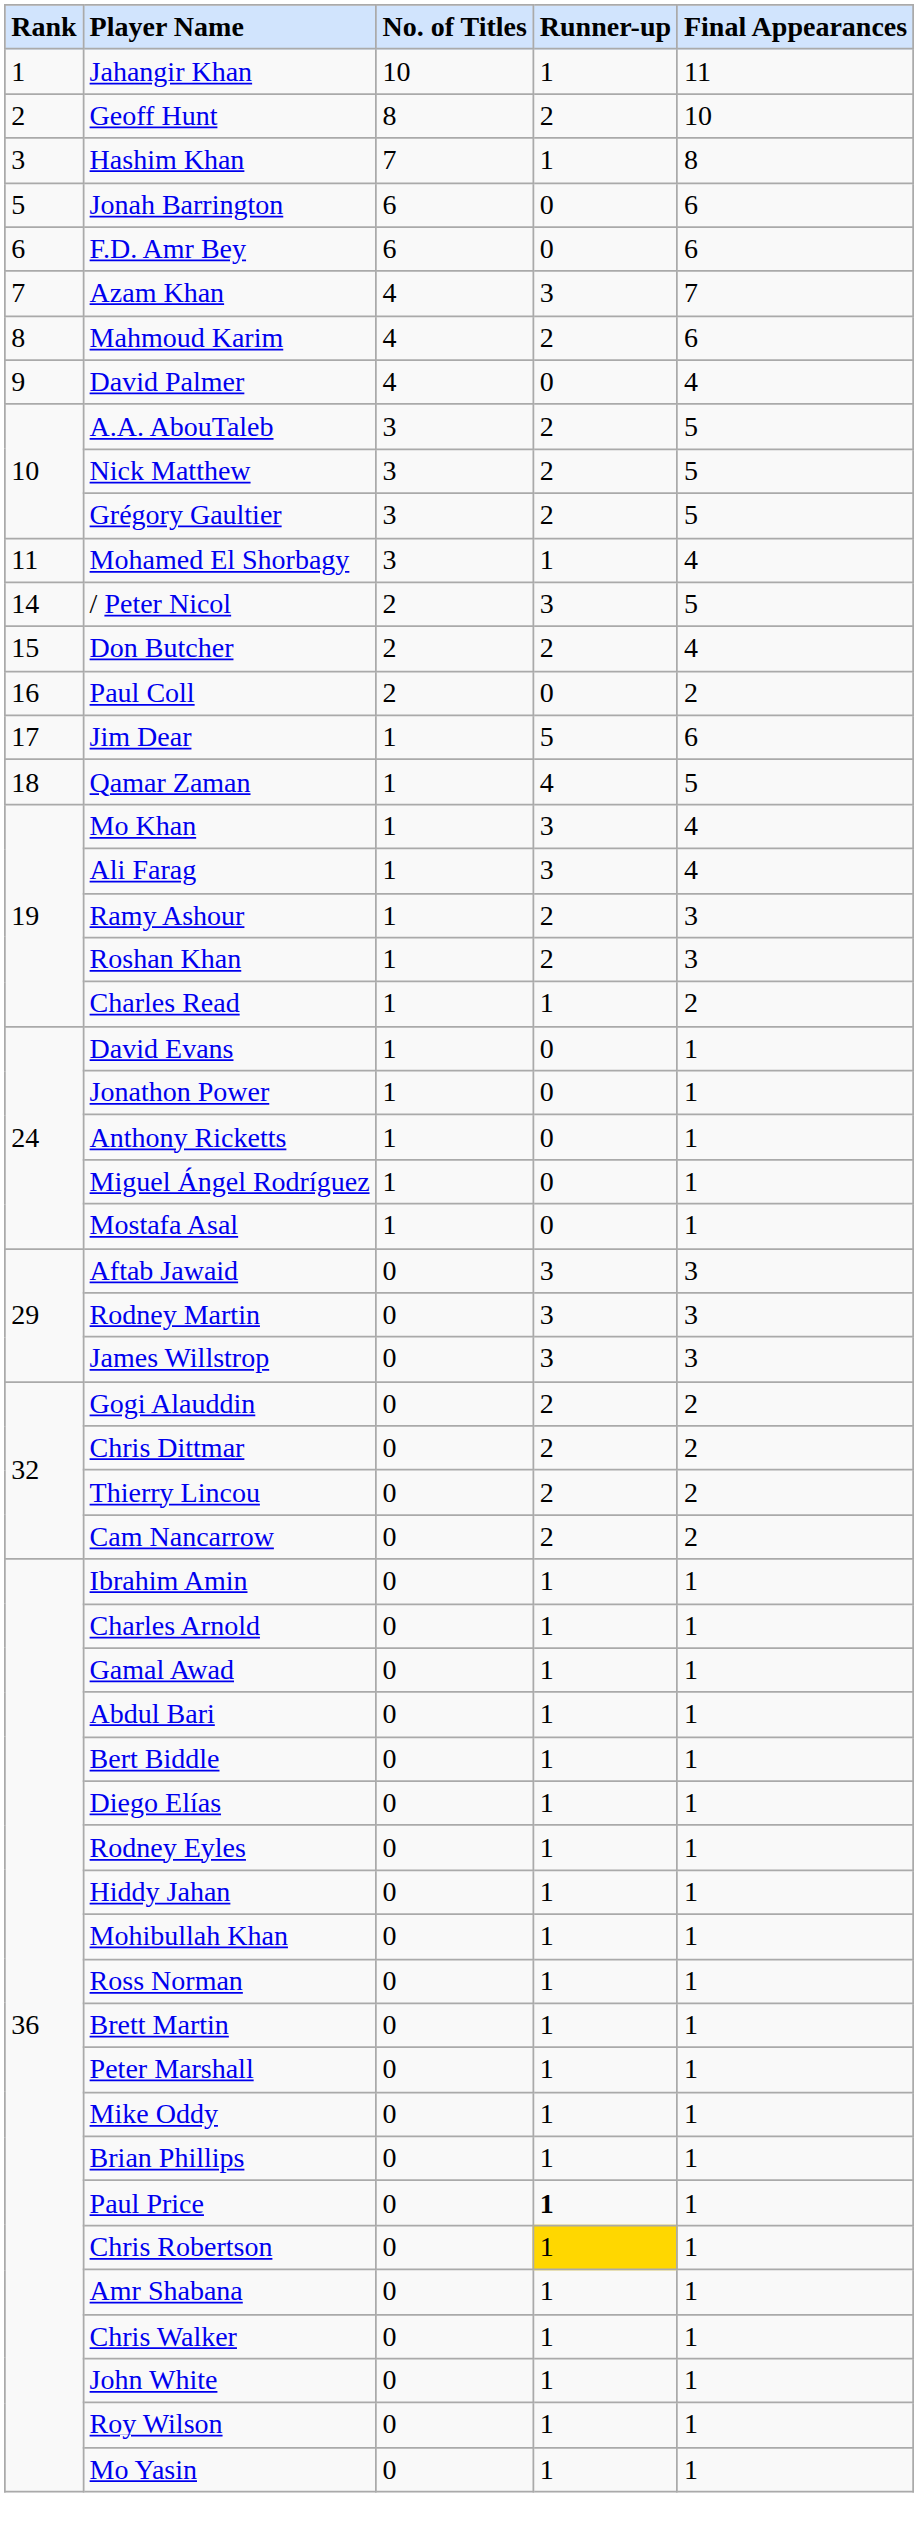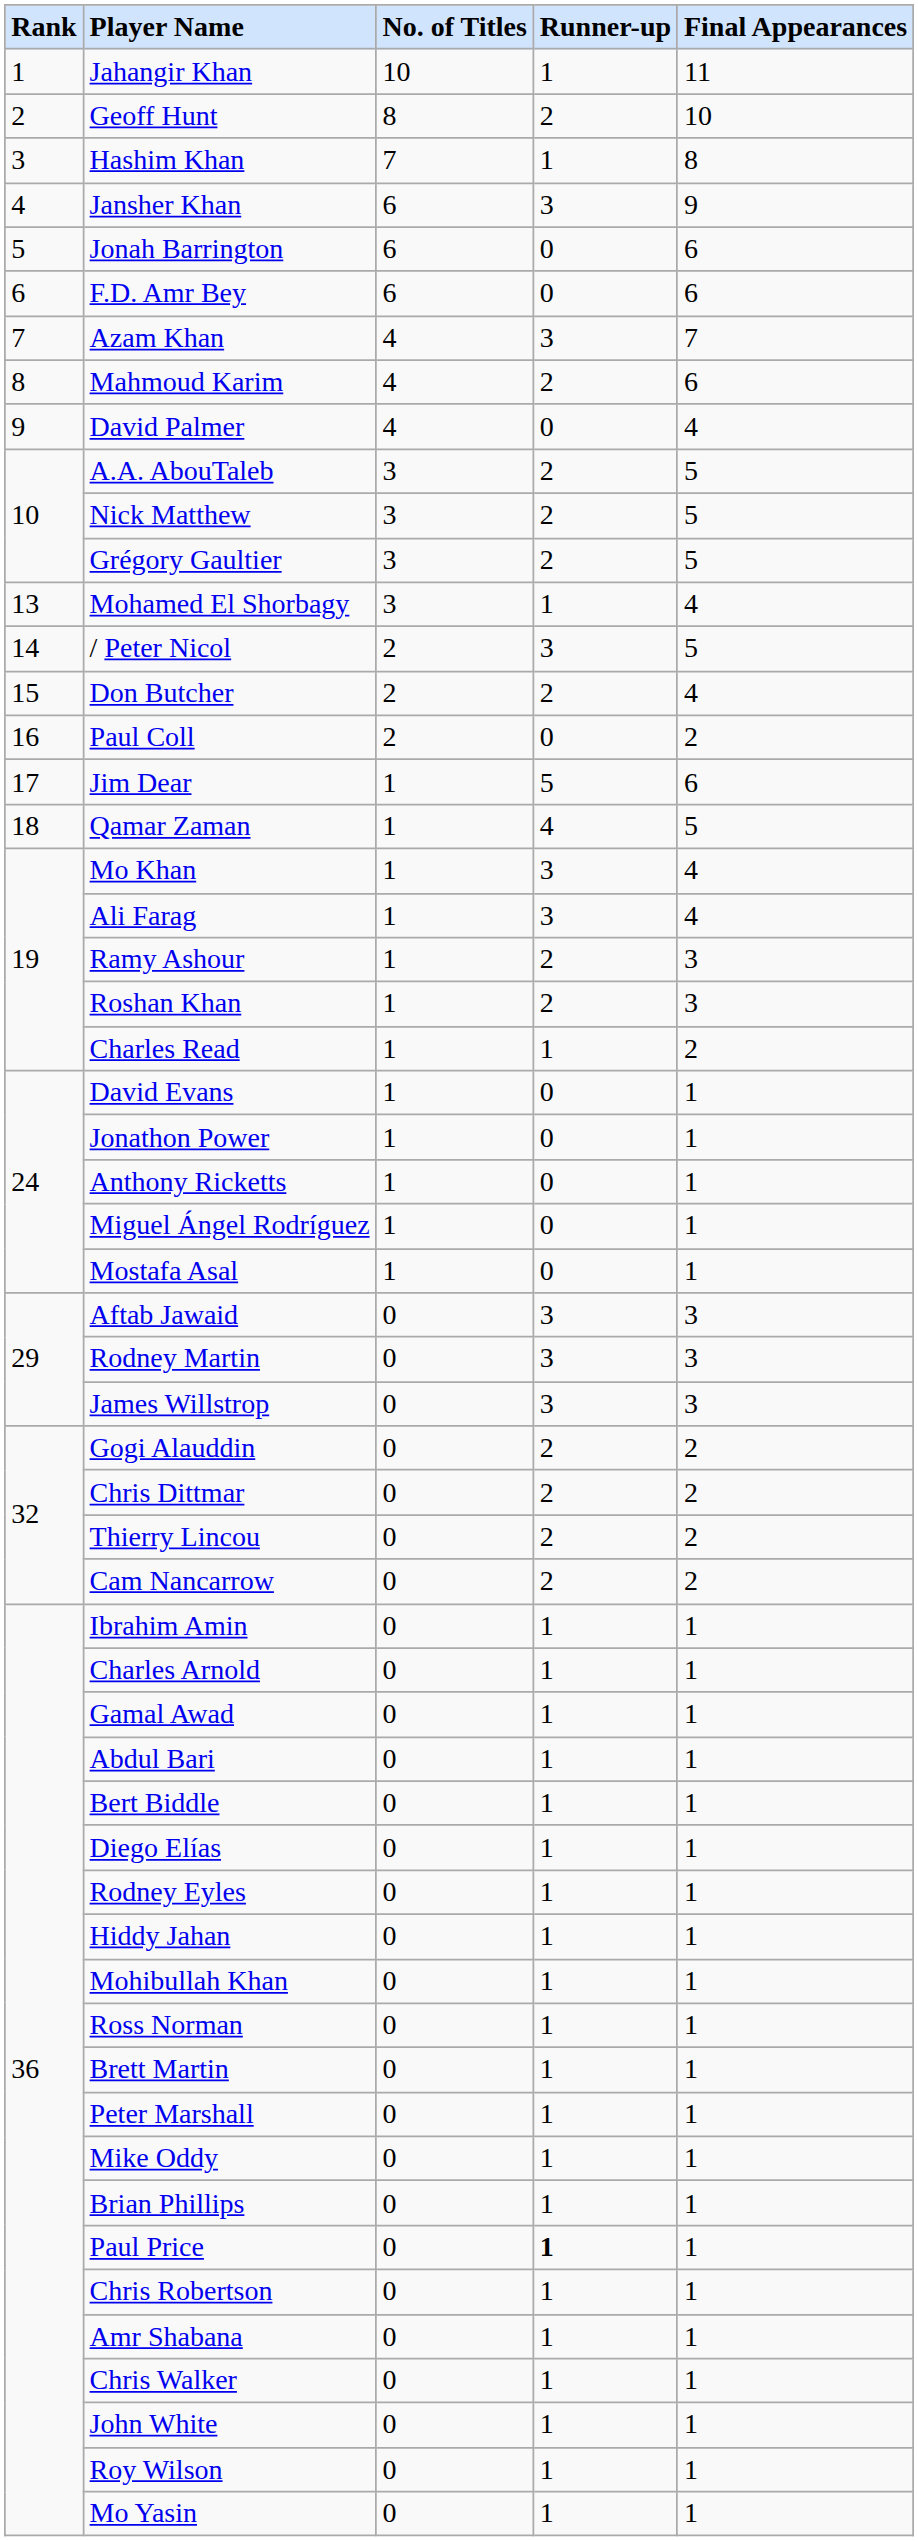+ row: (165, 204)
(25, 559) 11 -> (25, 603) 13
(547, 2247) gold background -> (547, 2291) no background
